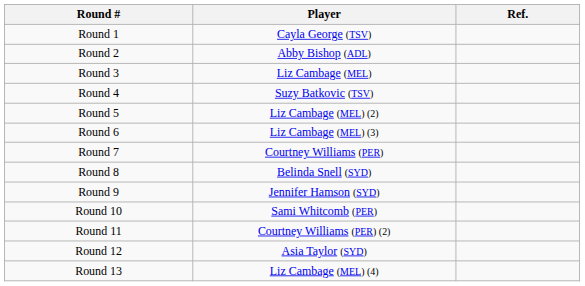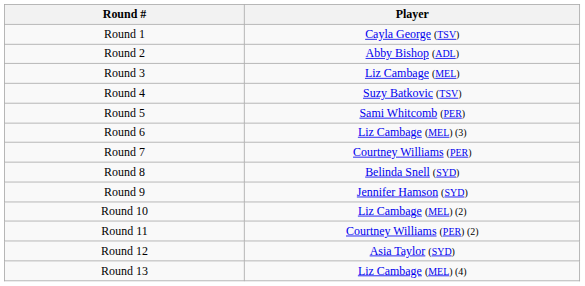- column: (518, 14)
(324, 113) Liz Cambage (MEL) (2) -> (412, 113) Sami Whitcomb (PER)
(324, 211) Sami Whitcomb (PER) -> (412, 211) Liz Cambage (MEL) (2)
